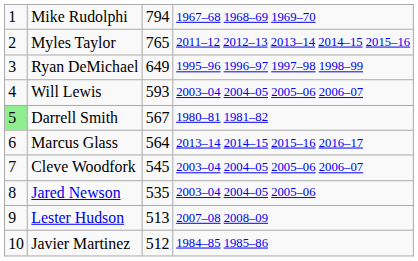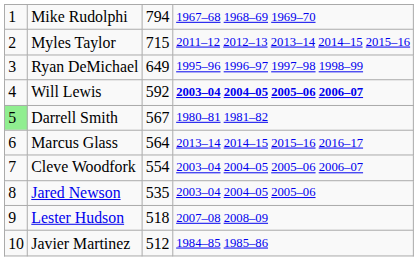(158, 42) 765 -> (158, 42) 715
(158, 92) 593 -> (158, 92) 592
(270, 92) normal -> (270, 92) bold
(158, 167) 545 -> (158, 167) 554
(158, 218) 513 -> (158, 218) 518
